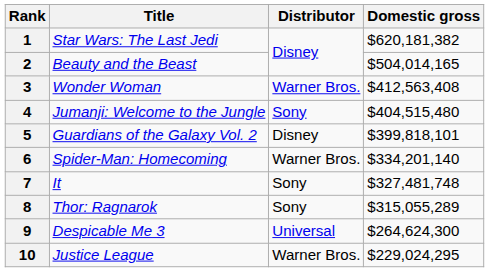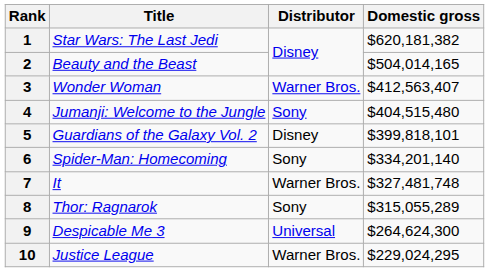(413, 87) $412,563,408 -> (413, 87) $412,563,407
(316, 159) Warner Bros. -> (289, 159) Sony
(289, 183) Sony -> (316, 183) Warner Bros.
